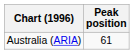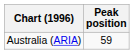(106, 40) 61 -> (106, 40) 59
